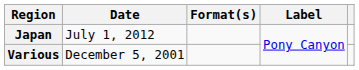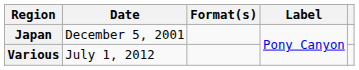(110, 35) July 1, 2012 -> (125, 35) December 5, 2001
(125, 55) December 5, 2001 -> (110, 55) July 1, 2012
